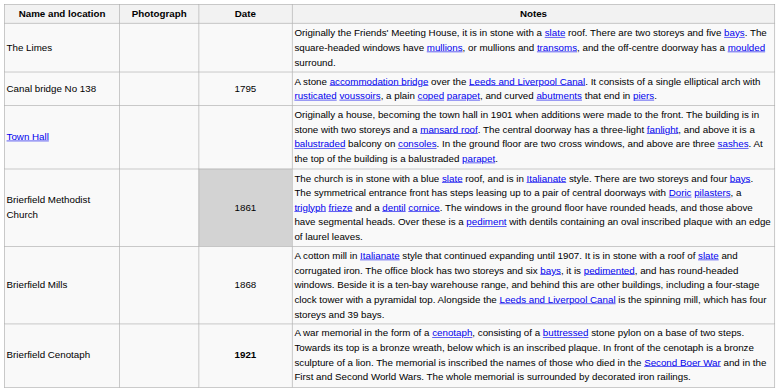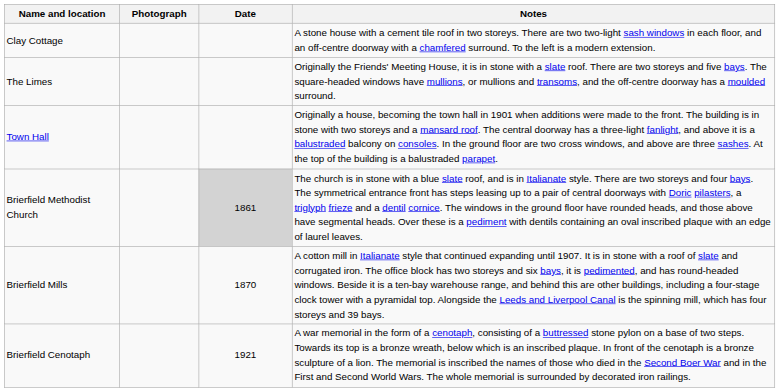+ row: (35, 40)
- row: (51, 88)
(245, 285) 1868 -> (245, 285) 1870
(245, 355) bold -> (245, 355) normal
